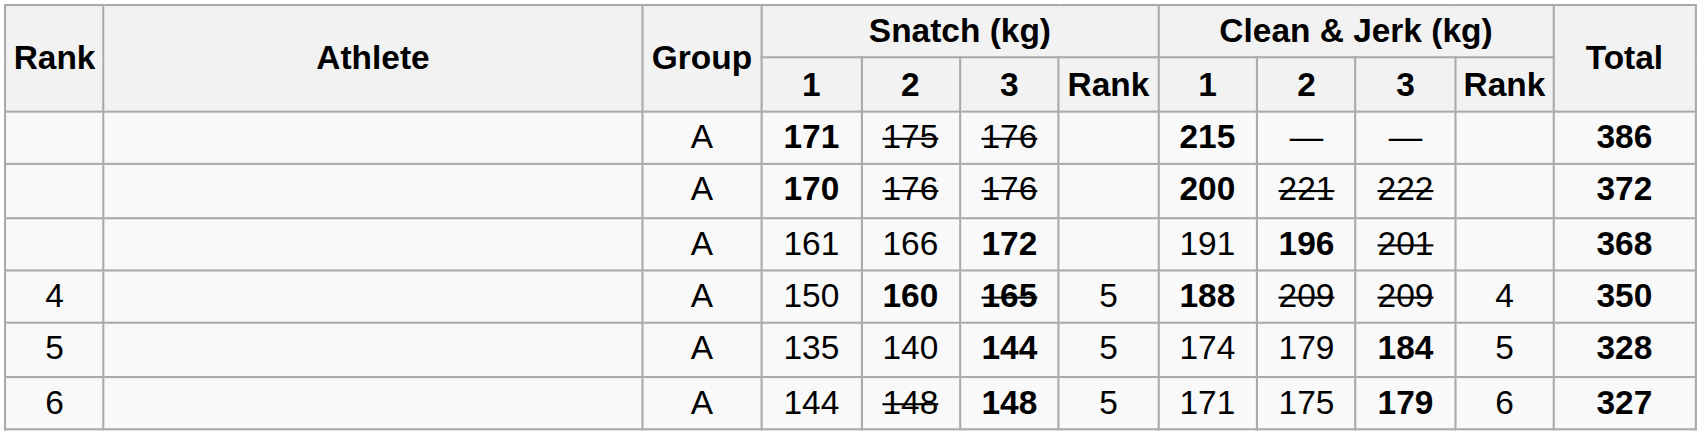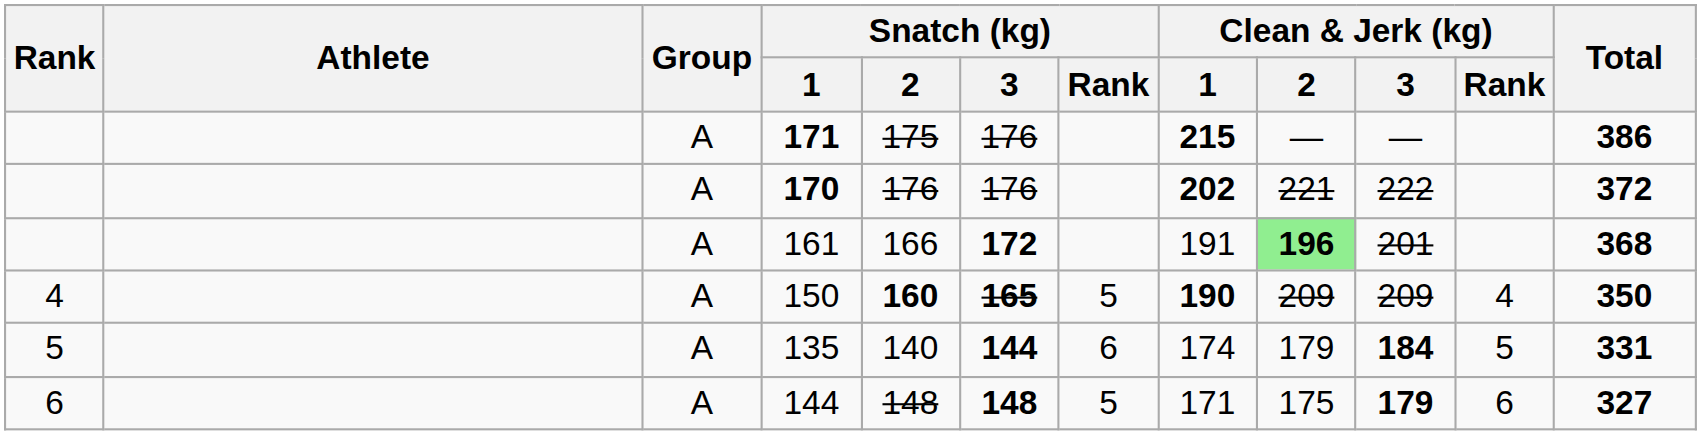(1207, 190) 200 -> (1207, 190) 202
(1306, 243) no background -> (1306, 243) lightgreen background
(1207, 296) 188 -> (1207, 296) 190
(1108, 349) 5 -> (1108, 349) 6
(1624, 349) 328 -> (1624, 349) 331
